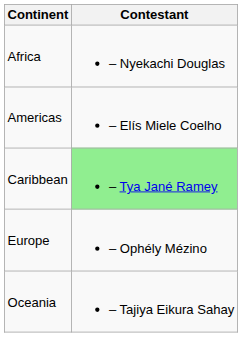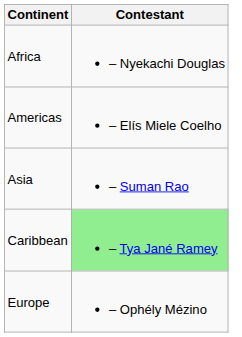+ row: (20, 179)
- row: (32, 302)
